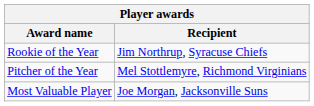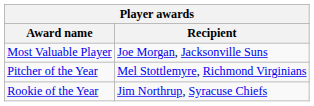rows swapped: (59, 91) <-> (53, 52)
